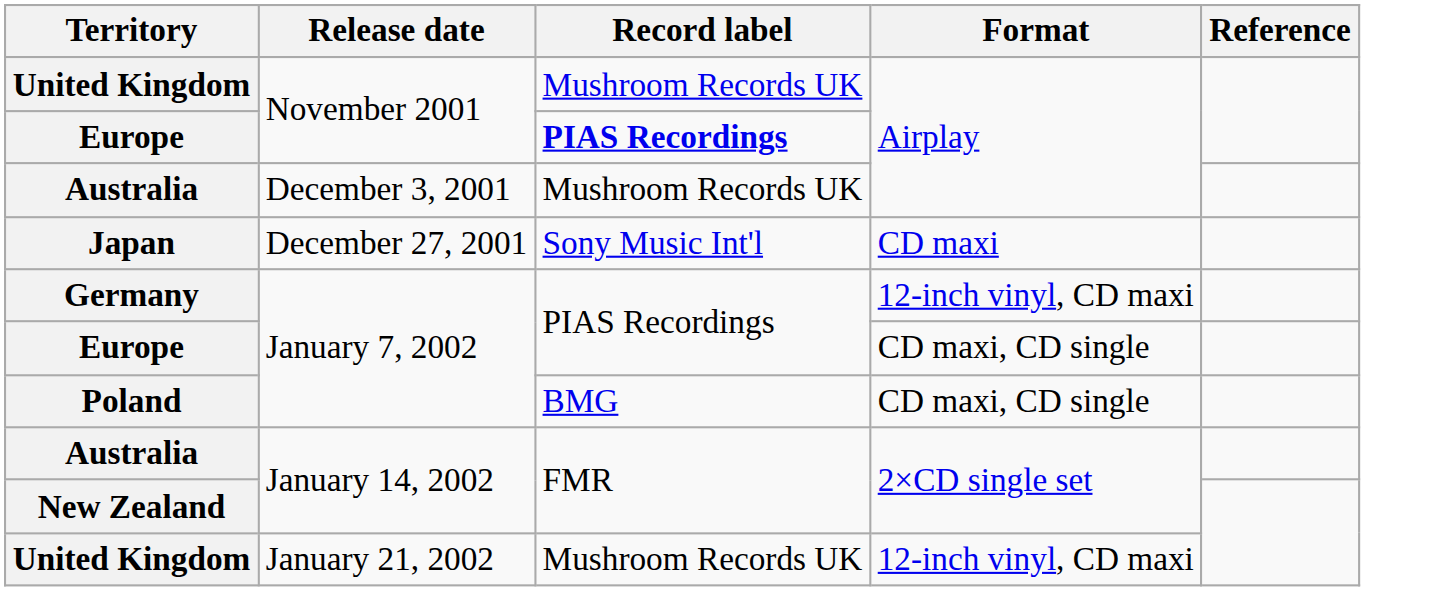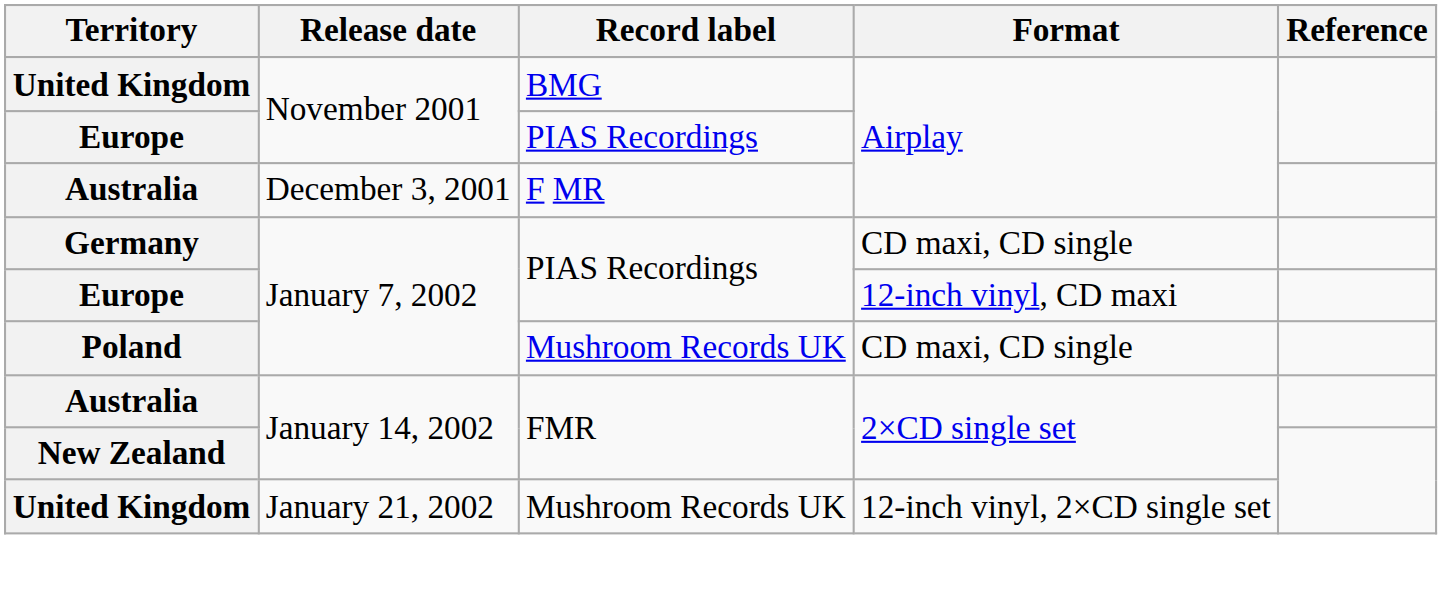(702, 83) Mushroom Records UK -> (564, 83) BMG
(665, 136) bold -> (642, 136) normal
(702, 189) Mushroom Records UK -> (565, 189) F MR
- row: (132, 242)
(1036, 294) 12-inch vinyl, CD maxi -> (997, 242) CD maxi, CD single
(1014, 347) CD maxi, CD single -> (1019, 294) 12-inch vinyl, CD maxi
(580, 400) BMG -> (686, 347) Mushroom Records UK
(1036, 558) 12-inch vinyl, CD maxi -> (1066, 505) 12-inch vinyl, 2×CD single set
